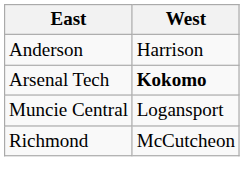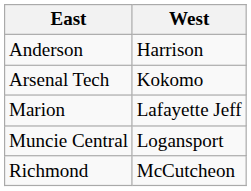(172, 79) bold -> (170, 79) normal
+ row: (37, 110)
